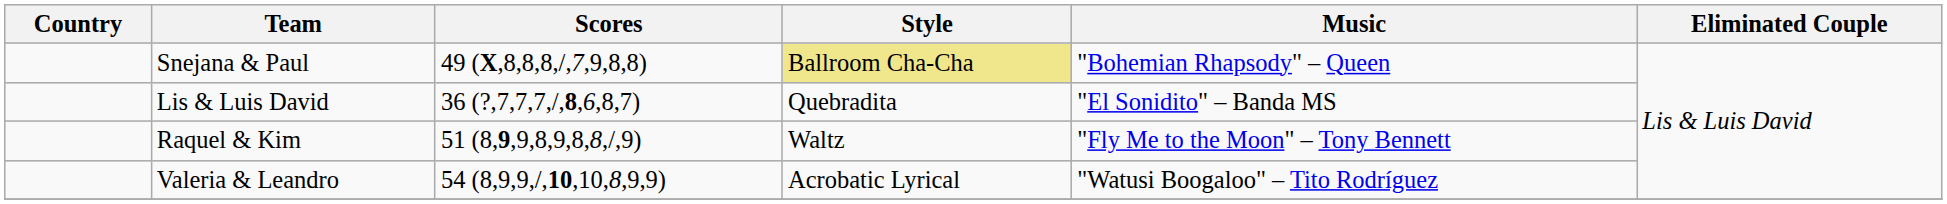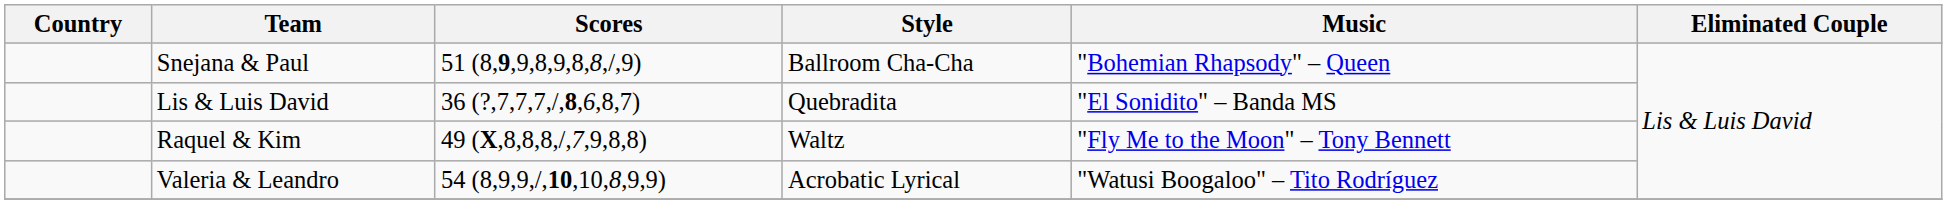(544, 62) 49 (X,8,8,8,/,7,9,8,8) -> (541, 62) 51 (8,9,9,8,9,8,8,/,9)
(881, 62) khaki background -> (881, 62) no background
(541, 140) 51 (8,9,9,8,9,8,8,/,9) -> (544, 140) 49 (X,8,8,8,/,7,9,8,8)
